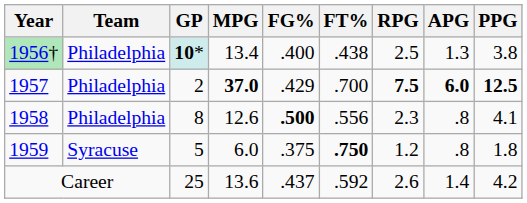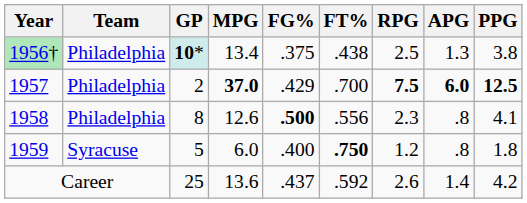(297, 53) .400 -> (297, 53) .375
(297, 150) .375 -> (297, 150) .400
